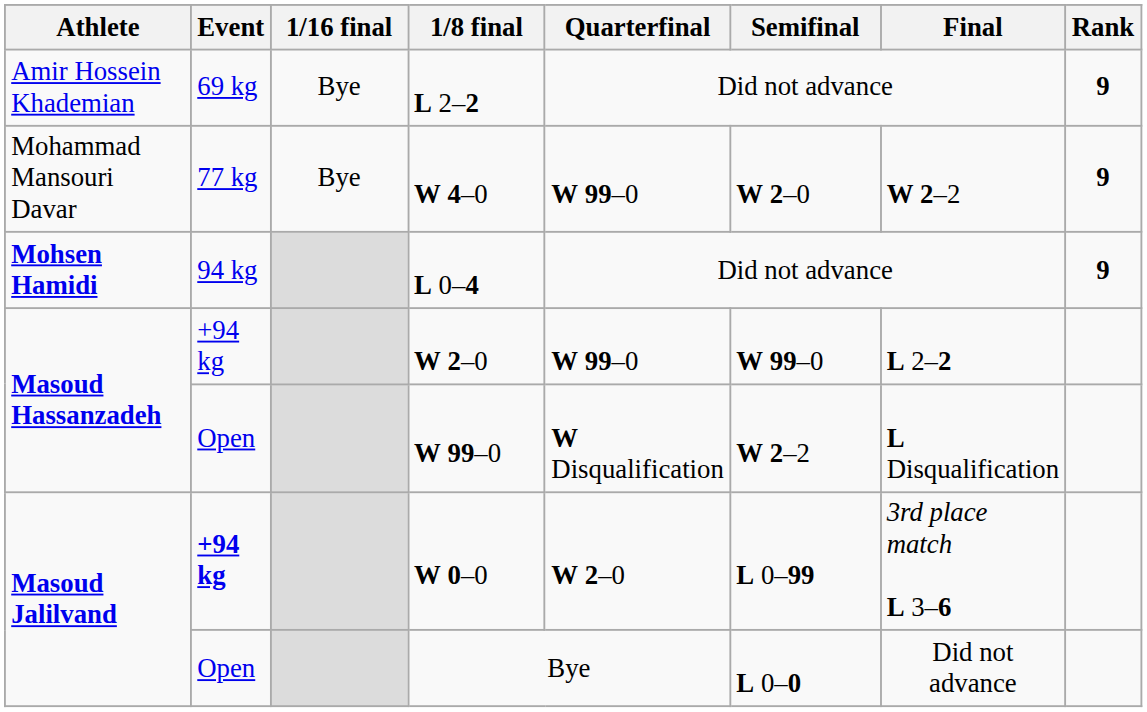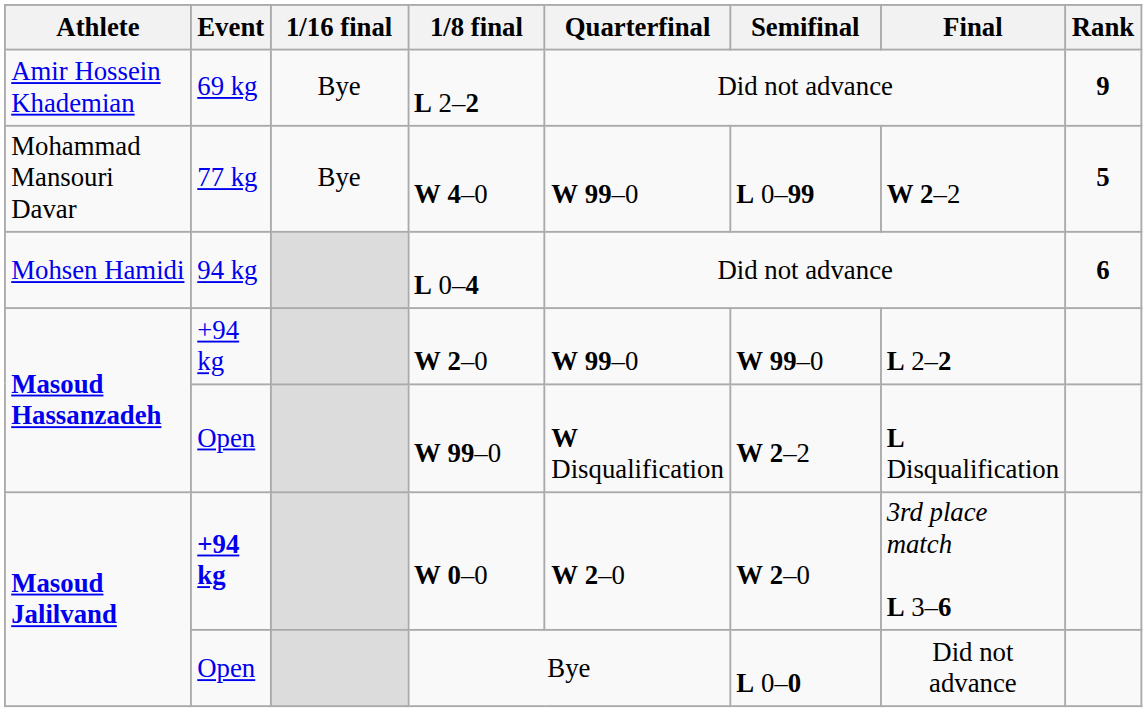(773, 194) W 2–0 -> (775, 194) L 0–99
(1103, 178) 9 -> (1103, 178) 5
(57, 270) bold -> (98, 270) normal
(1103, 270) 9 -> (1103, 270) 6
(775, 576) L 0–99 -> (773, 576) W 2–0
